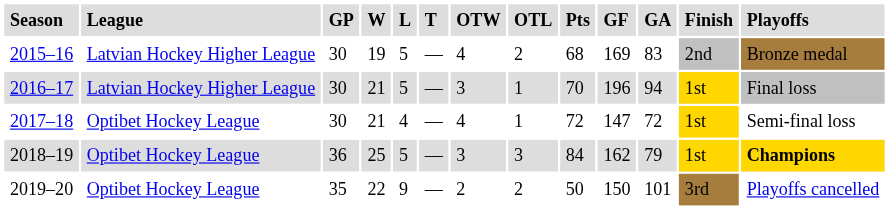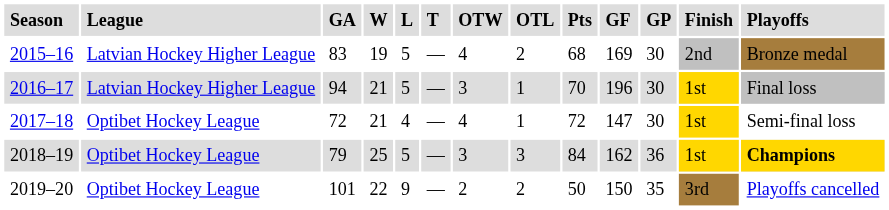columns swapped: (341, 20) <-> (658, 20)
